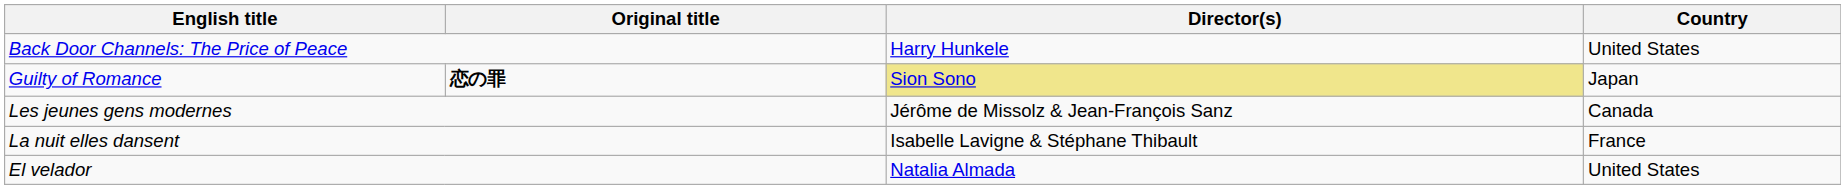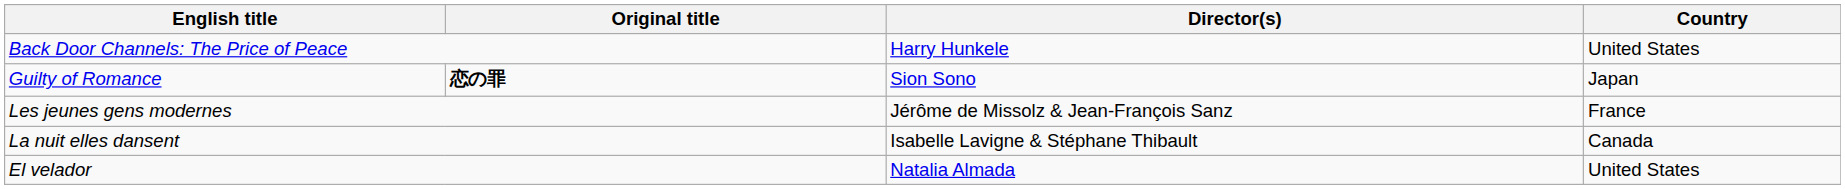(933, 79) khaki background -> (933, 79) no background
(1621, 111) Canada -> (1617, 111) France
(1617, 140) France -> (1621, 140) Canada
